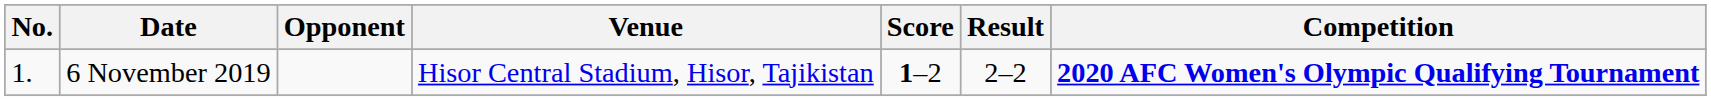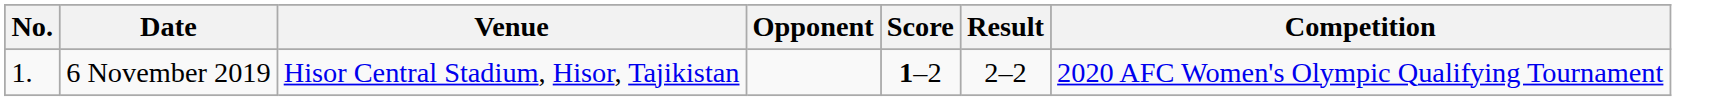columns swapped: (646, 26) <-> (344, 26)
(1378, 71) bold -> (1360, 71) normal
